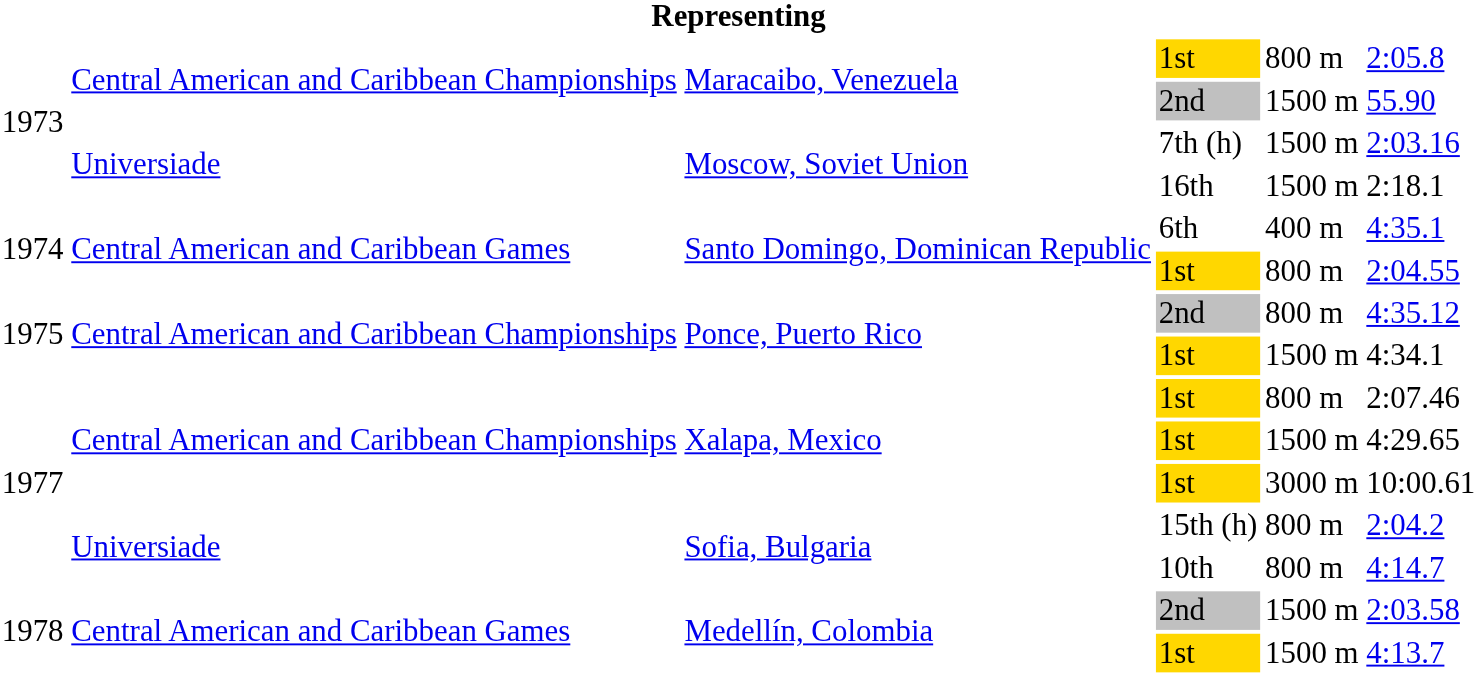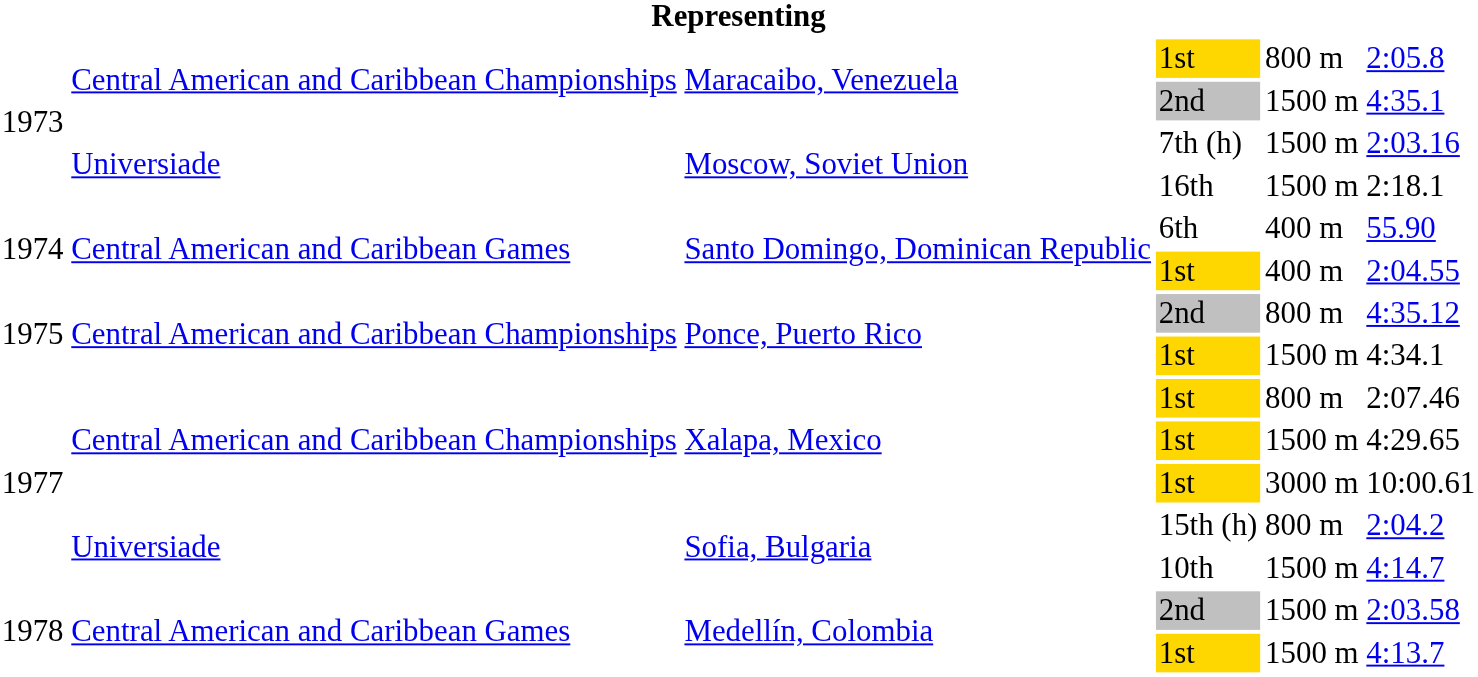(1401, 100) 55.90 -> (1405, 100) 4:35.1
(1405, 227) 4:35.1 -> (1401, 227) 55.90
(1304, 270) 800 m -> (1304, 270) 400 m
(1304, 567) 800 m -> (1312, 567) 1500 m
